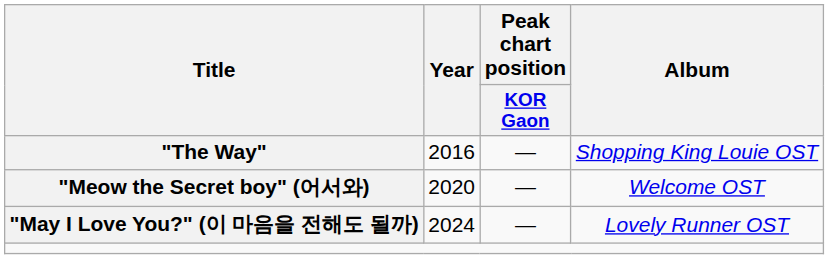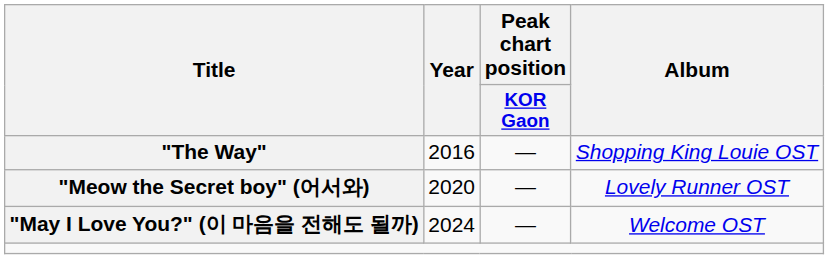(697, 187) Welcome OST -> (697, 187) Lovely Runner OST
(697, 224) Lovely Runner OST -> (697, 224) Welcome OST
